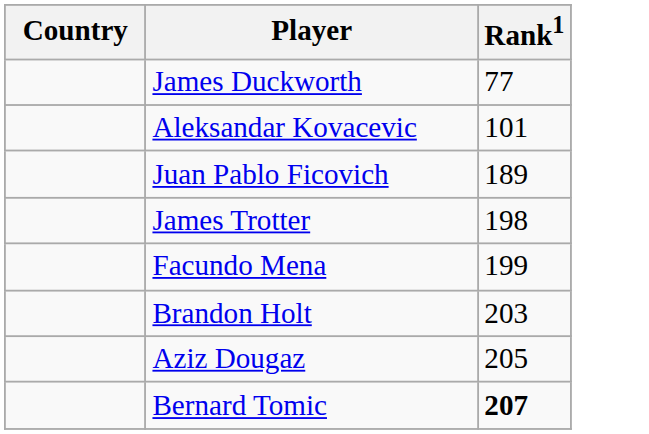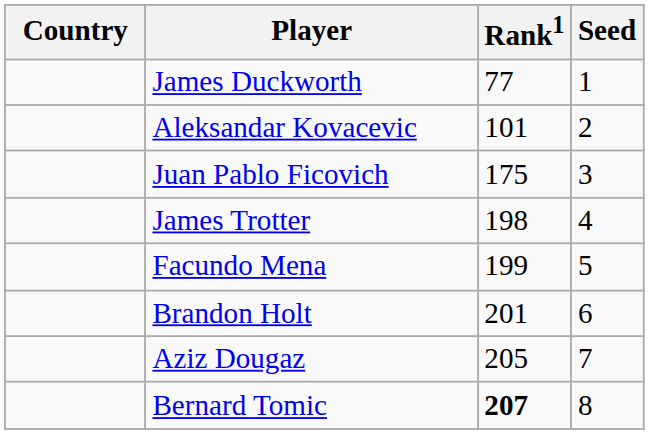+ column: (607, 31)
(506, 174) 189 -> (506, 174) 175
(506, 312) 203 -> (506, 312) 201
